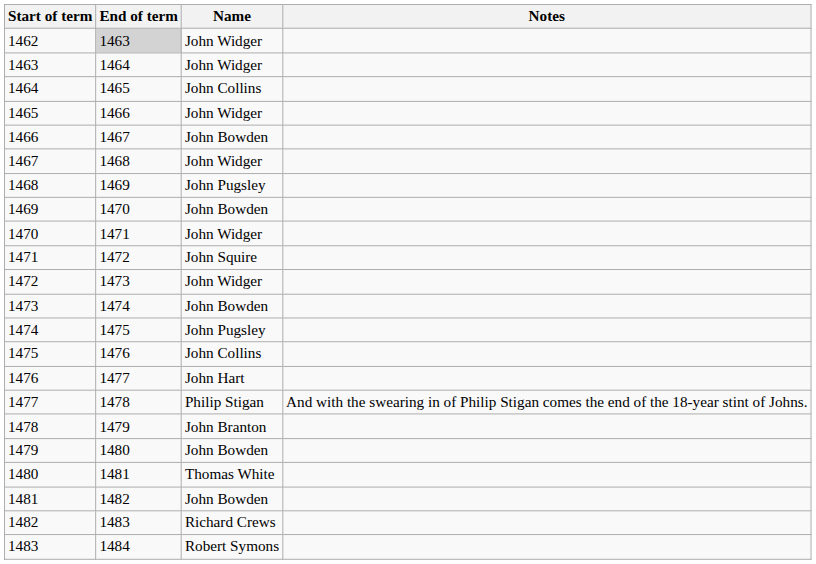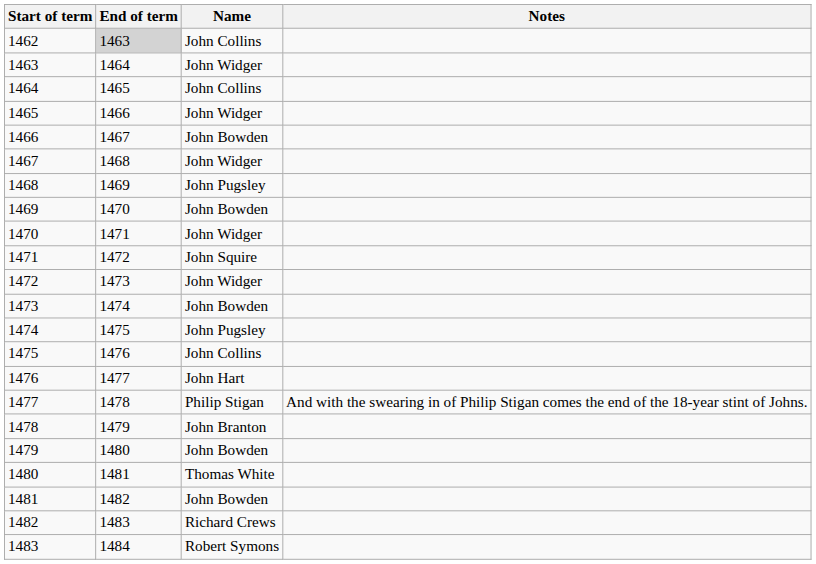(224, 40) John Widger -> (223, 40) John Collins
